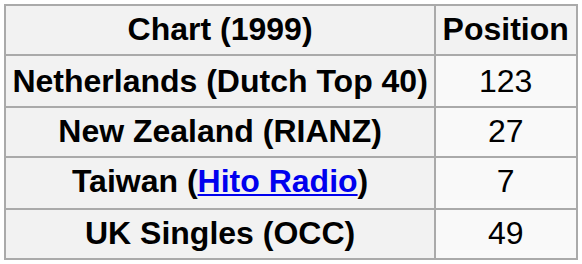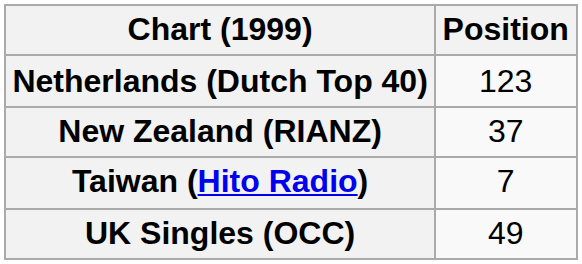(506, 131) 27 -> (506, 131) 37
